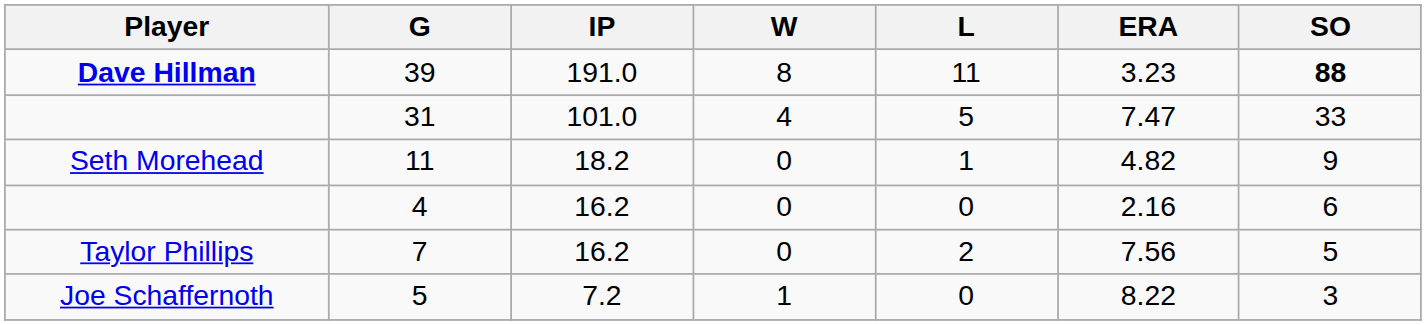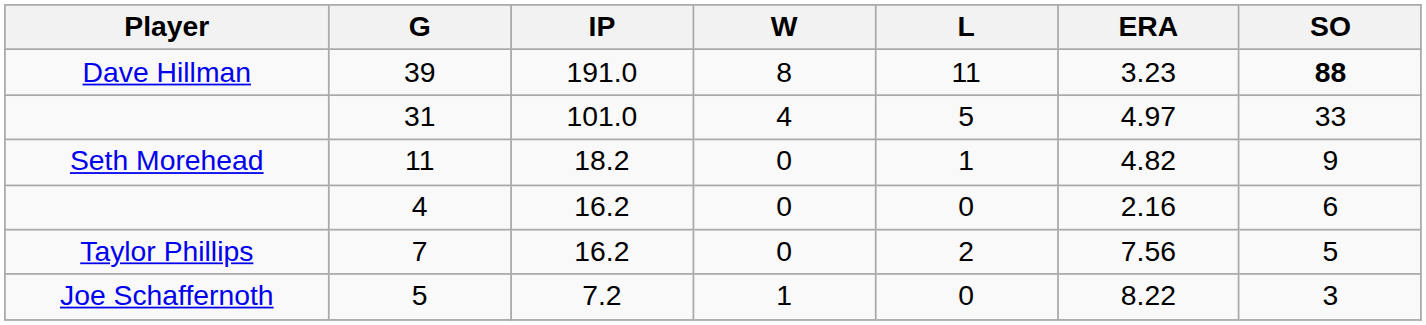(167, 71) bold -> (167, 71) normal
(1148, 116) 7.47 -> (1148, 116) 4.97
